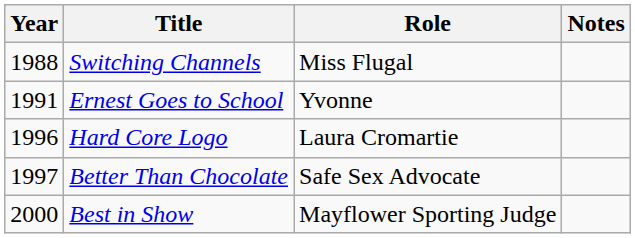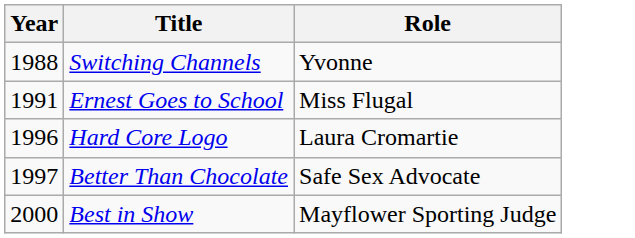- column: (596, 23)
(356, 61) Miss Flugal -> (336, 61) Yvonne
(336, 99) Yvonne -> (356, 99) Miss Flugal
